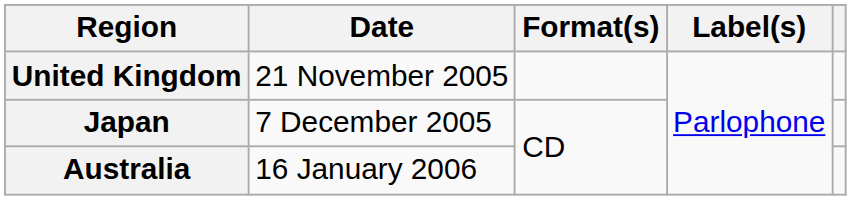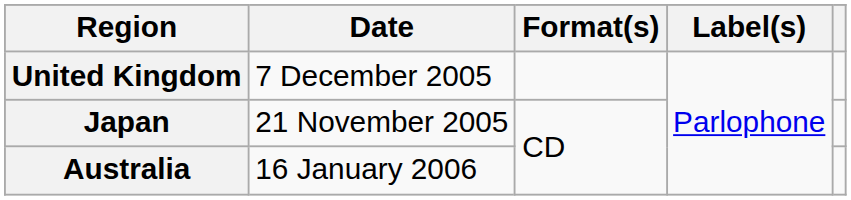(382, 75) 21 November 2005 -> (374, 75) 7 December 2005
(374, 122) 7 December 2005 -> (382, 122) 21 November 2005
